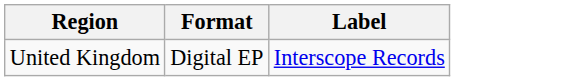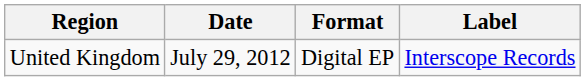+ column: (230, 22)
